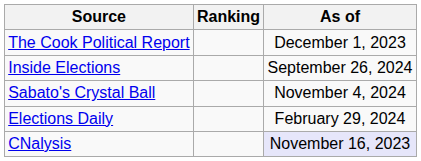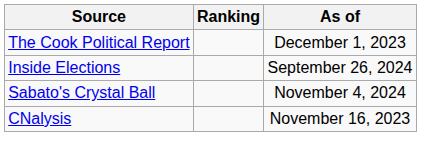- row: (61, 118)
(340, 144) lavender background -> (340, 118) no background
